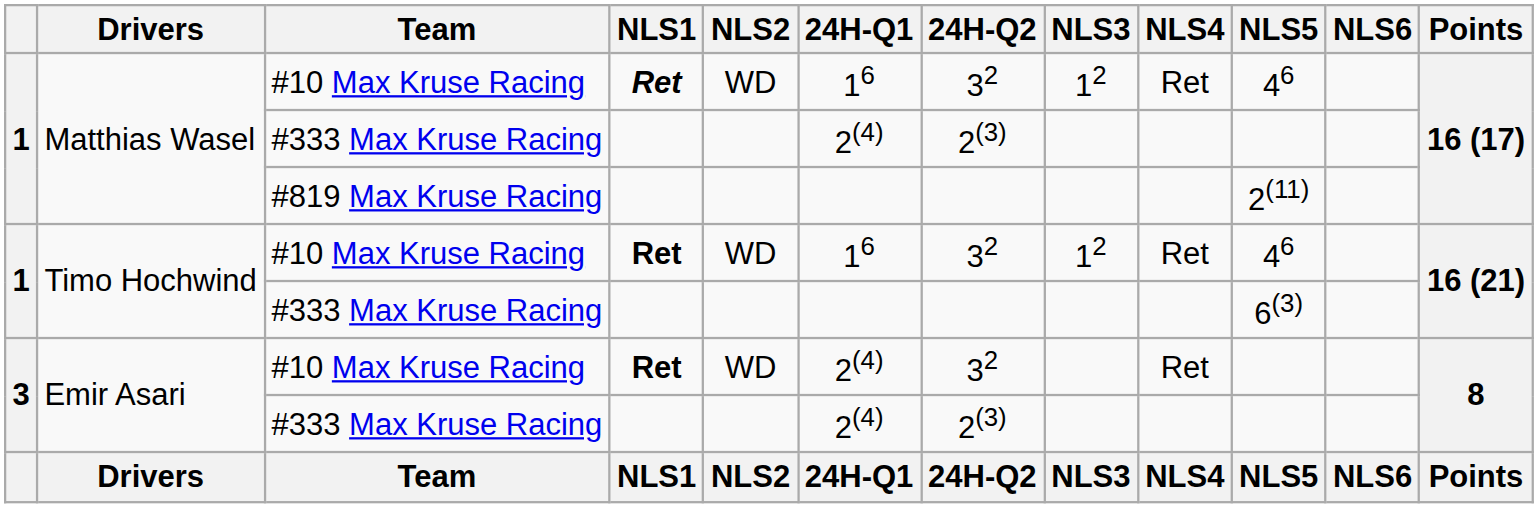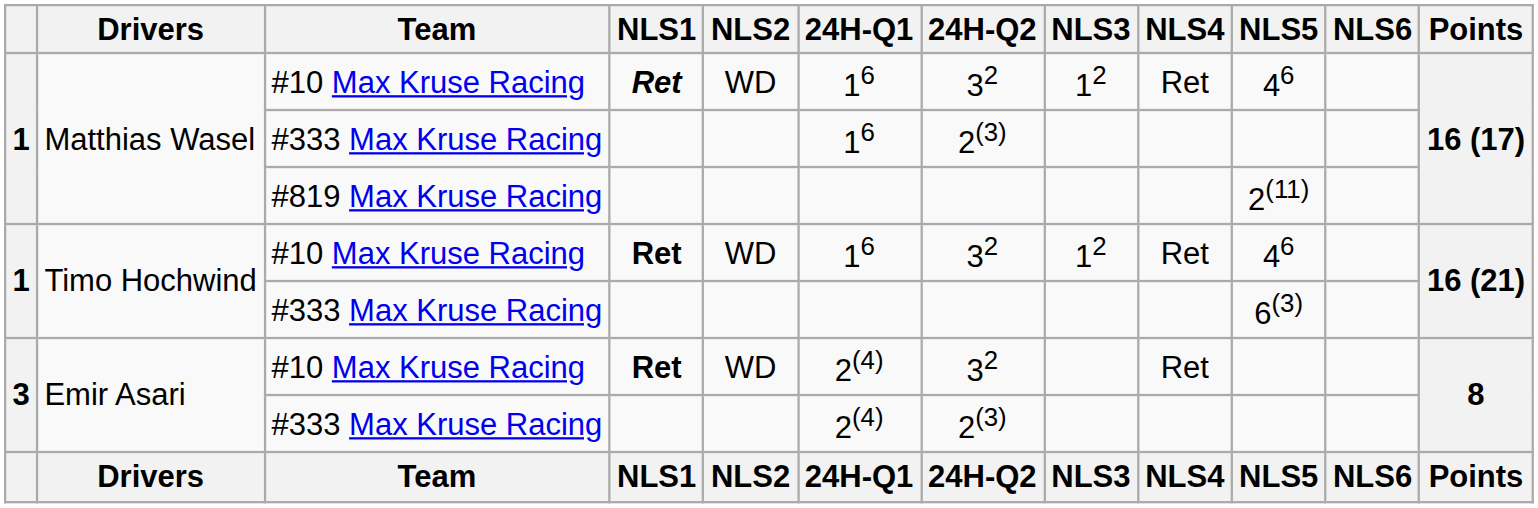(859, 139) 2(4) -> (859, 139) 16
